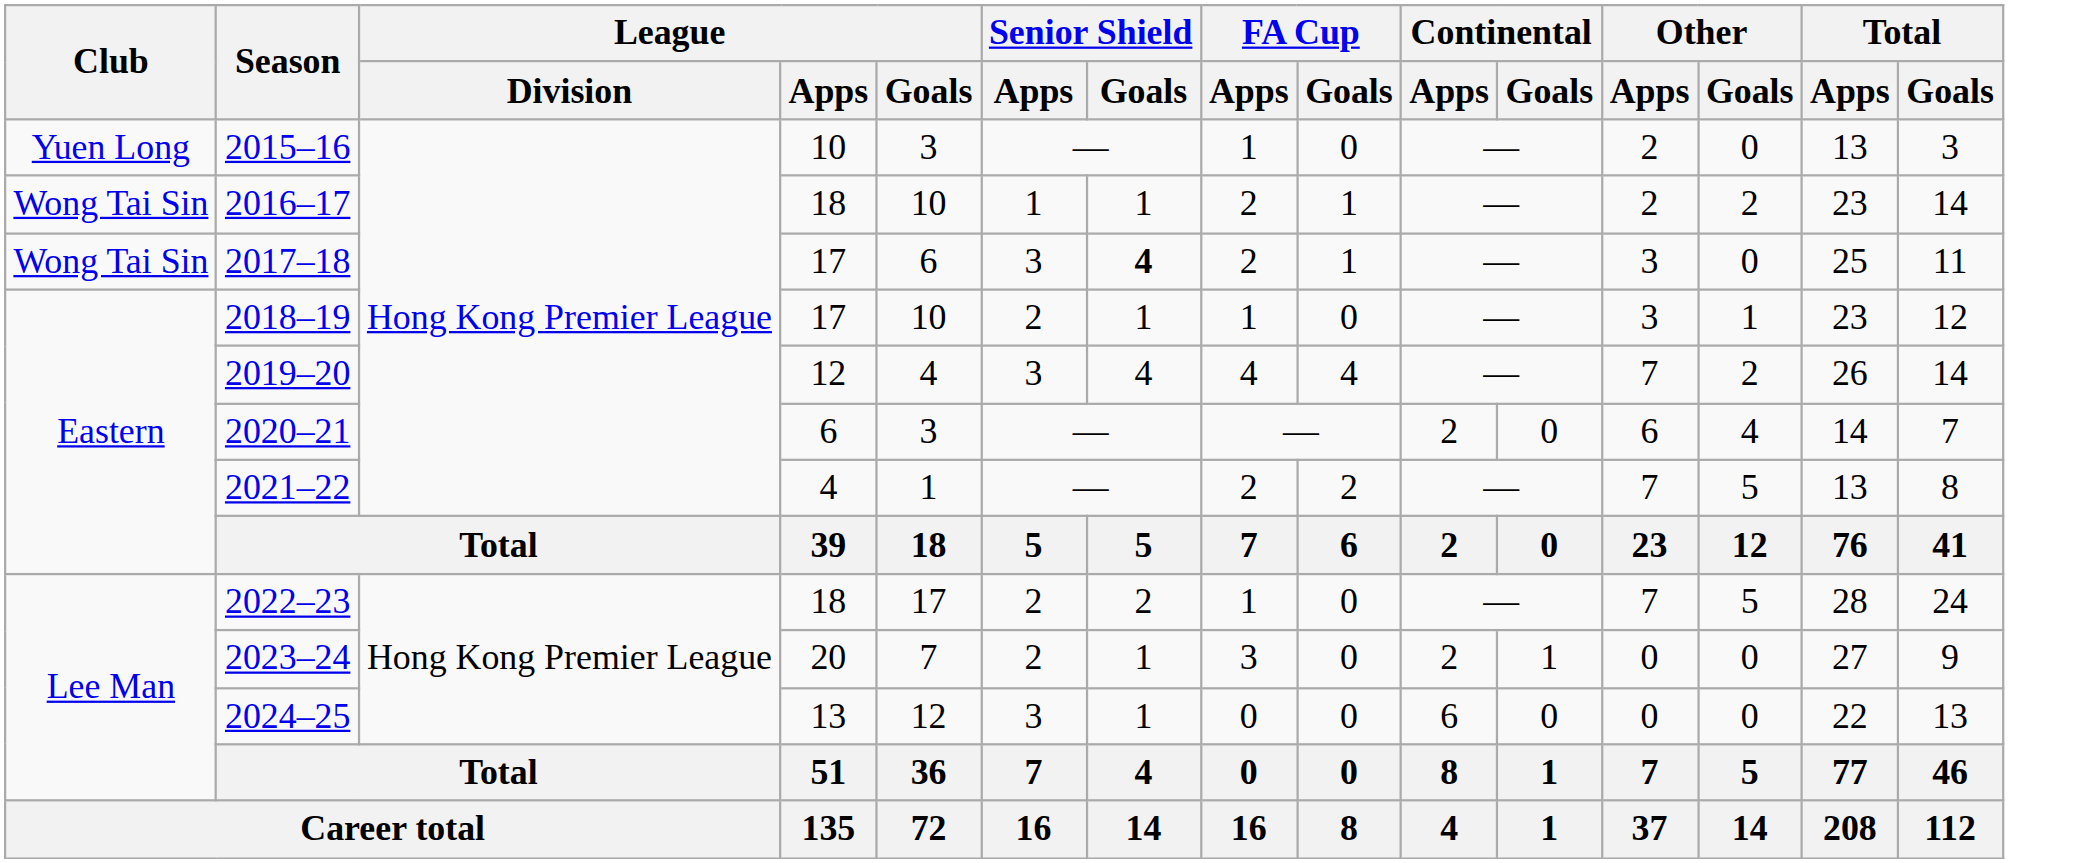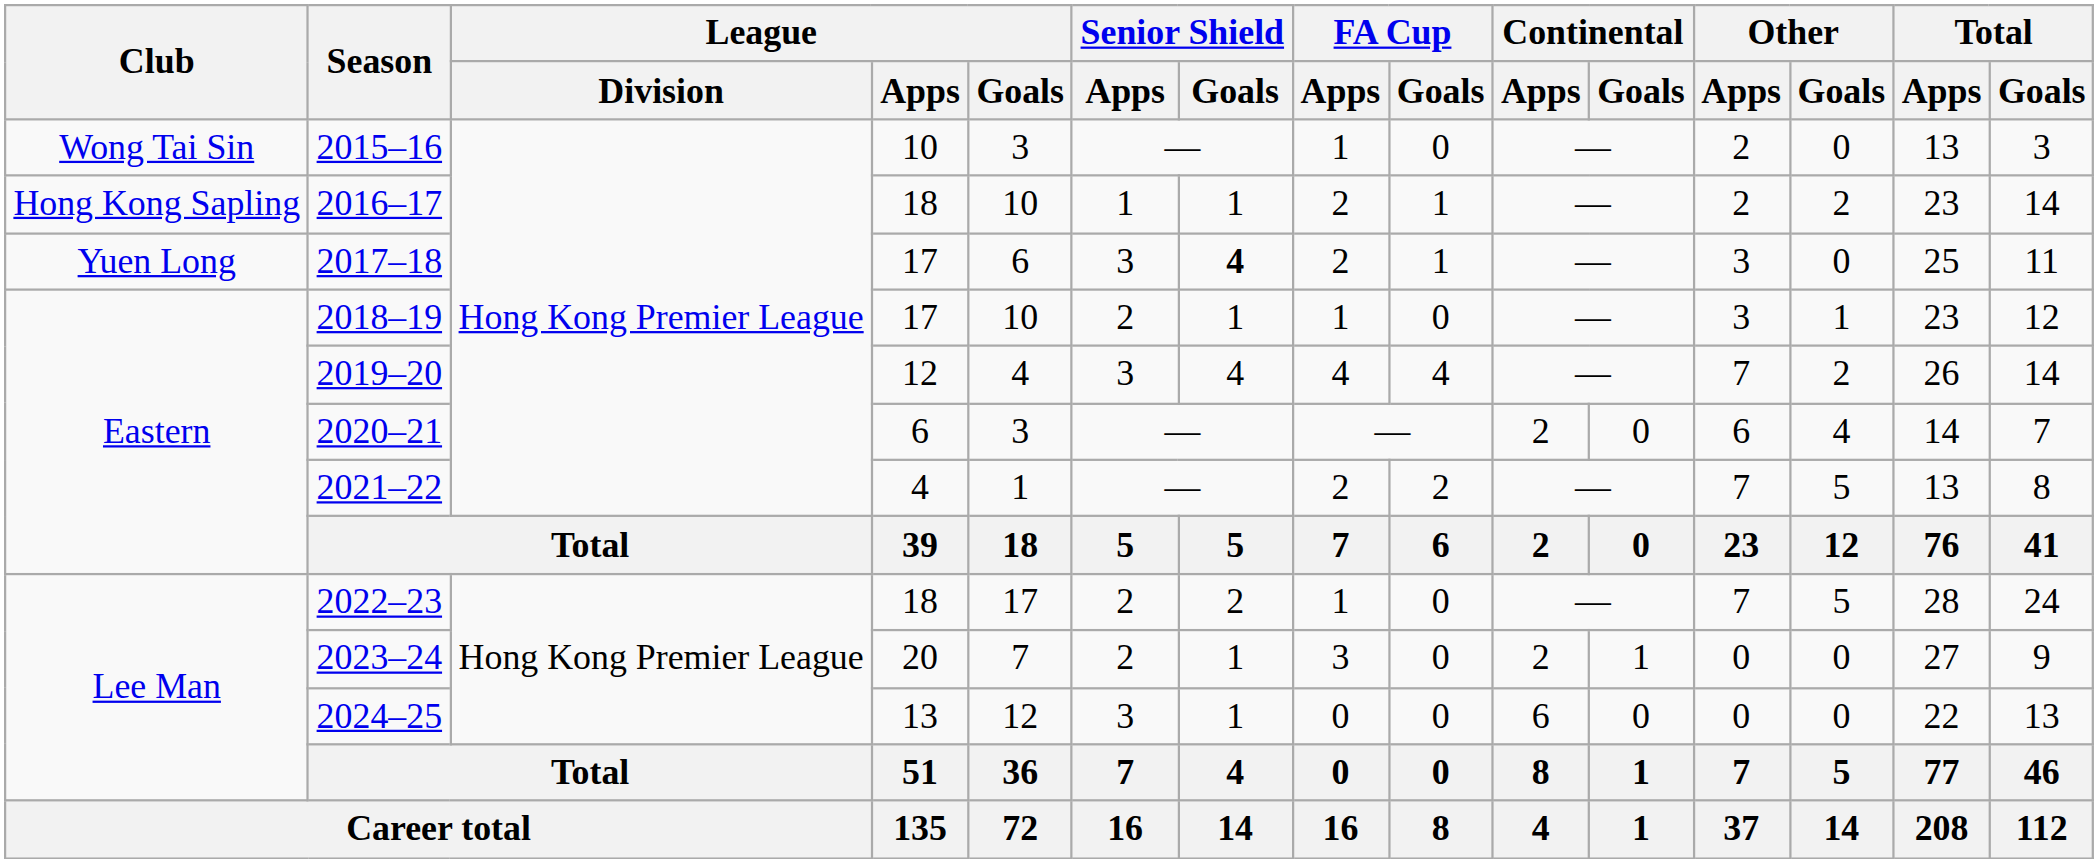(111, 146) Yuen Long -> (157, 146) Wong Tai Sin
(111, 203) Wong Tai Sin -> (157, 203) Hong Kong Sapling
(111, 260) Wong Tai Sin -> (157, 260) Yuen Long
